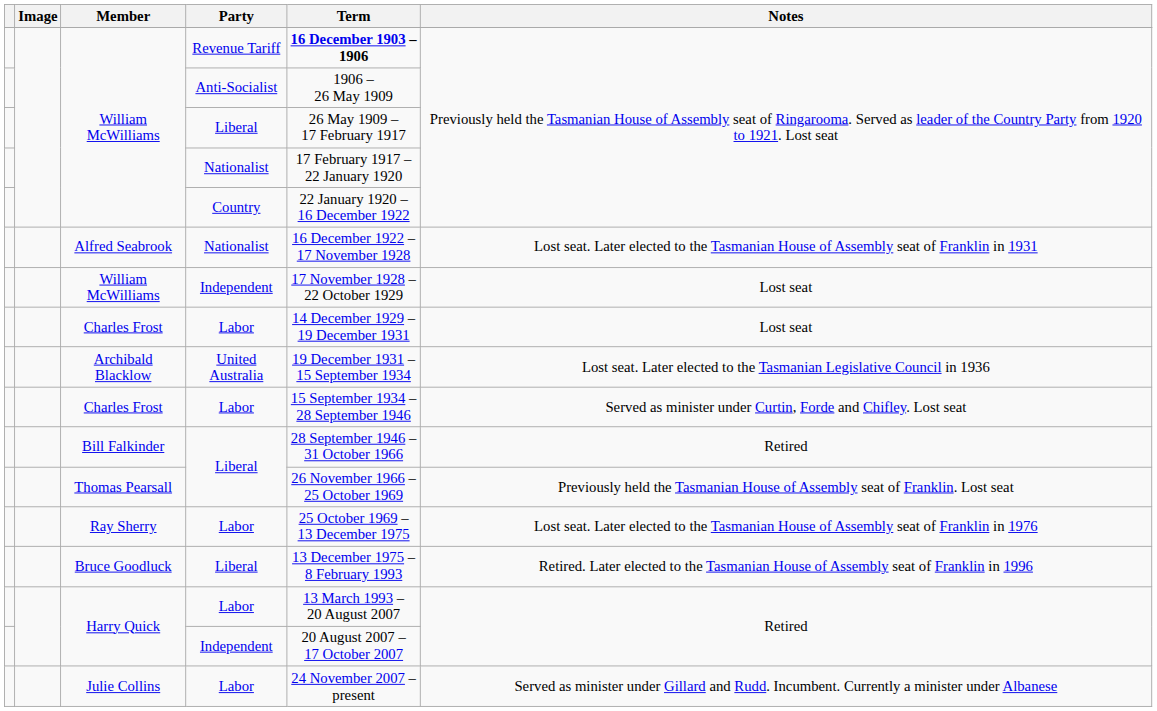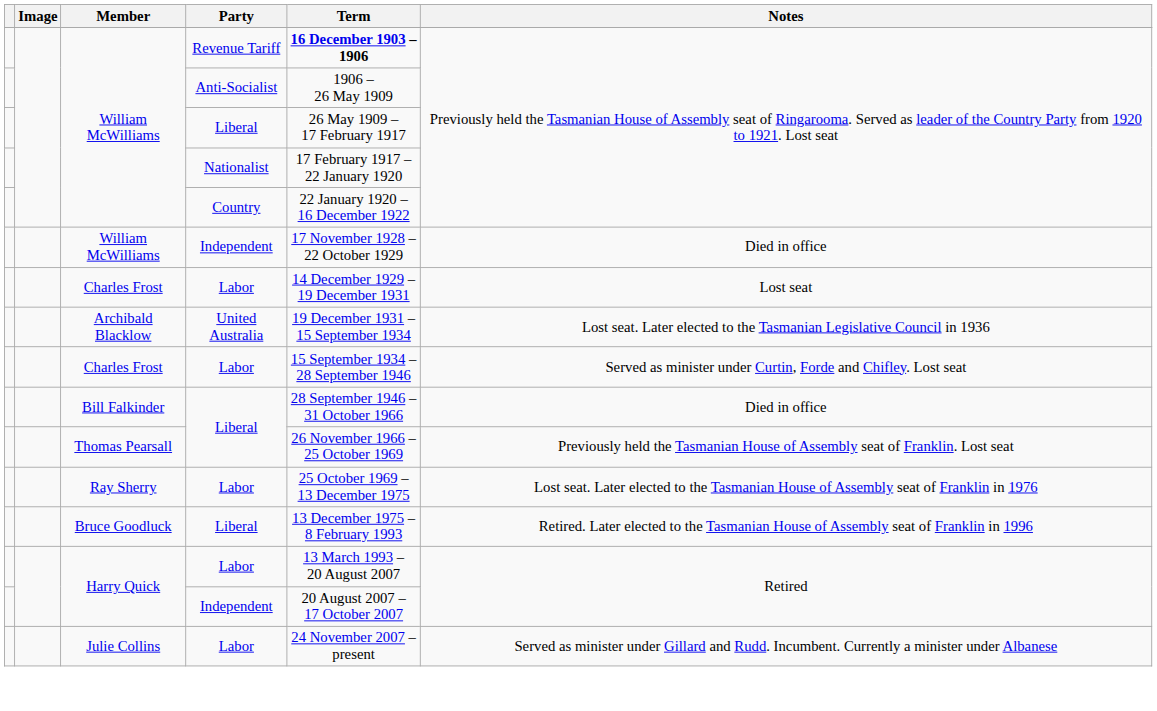- row: (123, 247)
(786, 287) Lost seat -> (786, 247) Died in office
(786, 446) Retired -> (786, 406) Died in office
